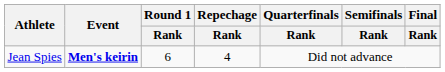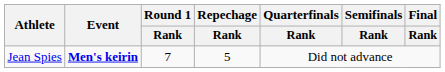(168, 57) 6 -> (168, 57) 7
(227, 57) 4 -> (227, 57) 5
